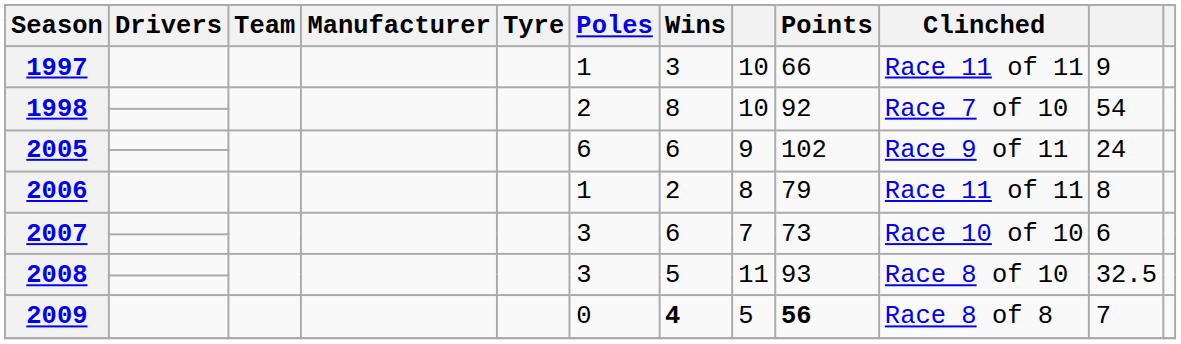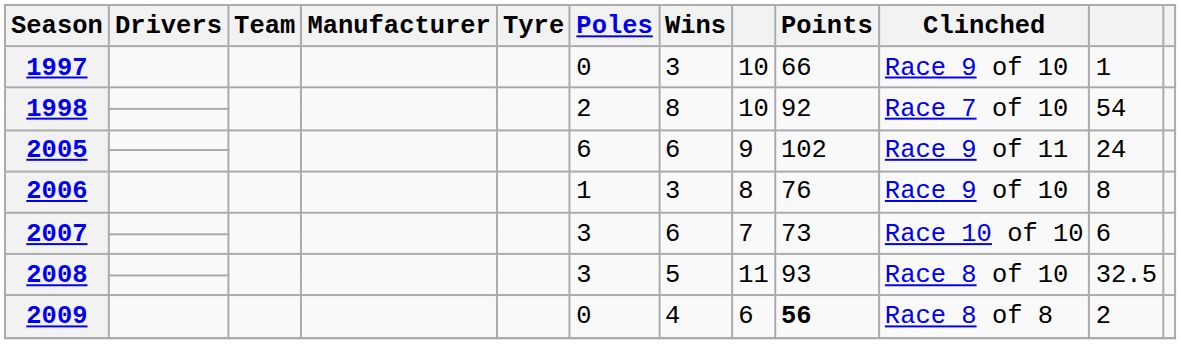(584, 67) 1 -> (584, 67) 0
(984, 67) Race 11 of 11 -> (977, 67) Race 9 of 10
(1103, 67) 9 -> (1103, 67) 1
(673, 192) 2 -> (673, 192) 3
(796, 192) 79 -> (796, 192) 76
(984, 192) Race 11 of 11 -> (977, 192) Race 9 of 10
(673, 316) bold -> (673, 316) normal
(746, 316) 5 -> (746, 316) 6
(1103, 316) 7 -> (1103, 316) 2
